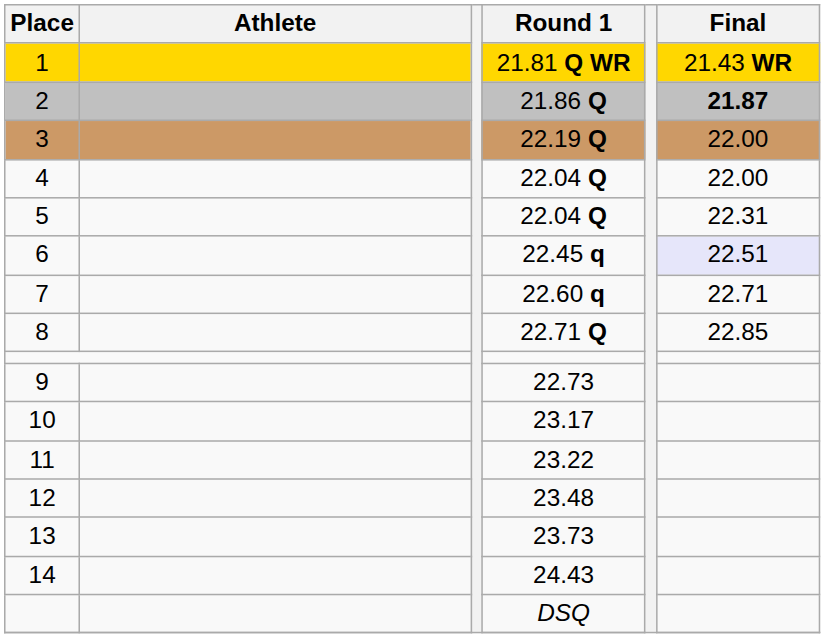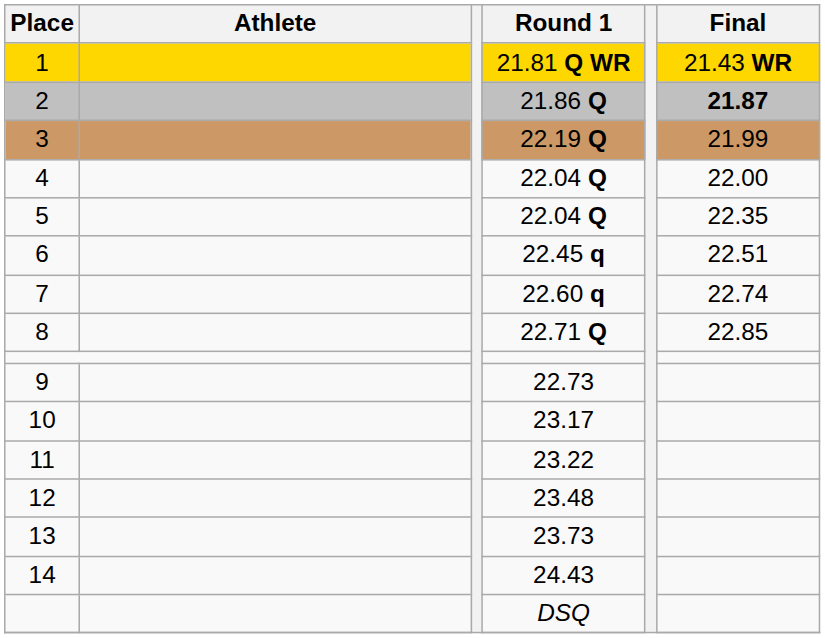(738, 139) 22.00 -> (738, 139) 21.99
(738, 216) 22.31 -> (738, 216) 22.35
(738, 255) lavender background -> (738, 255) no background
(738, 293) 22.71 -> (738, 293) 22.74
